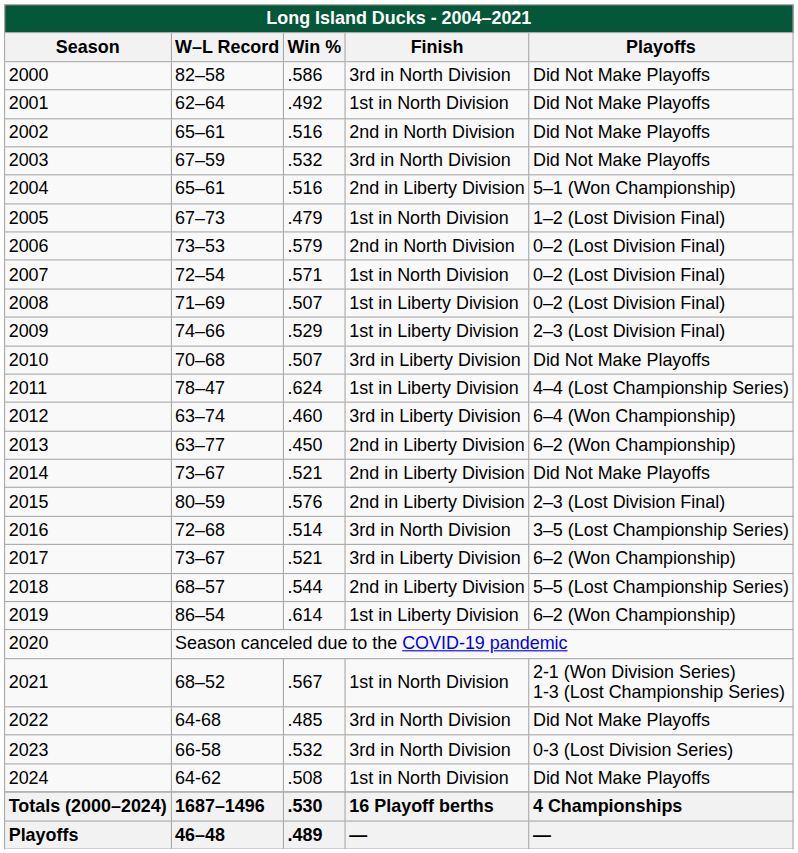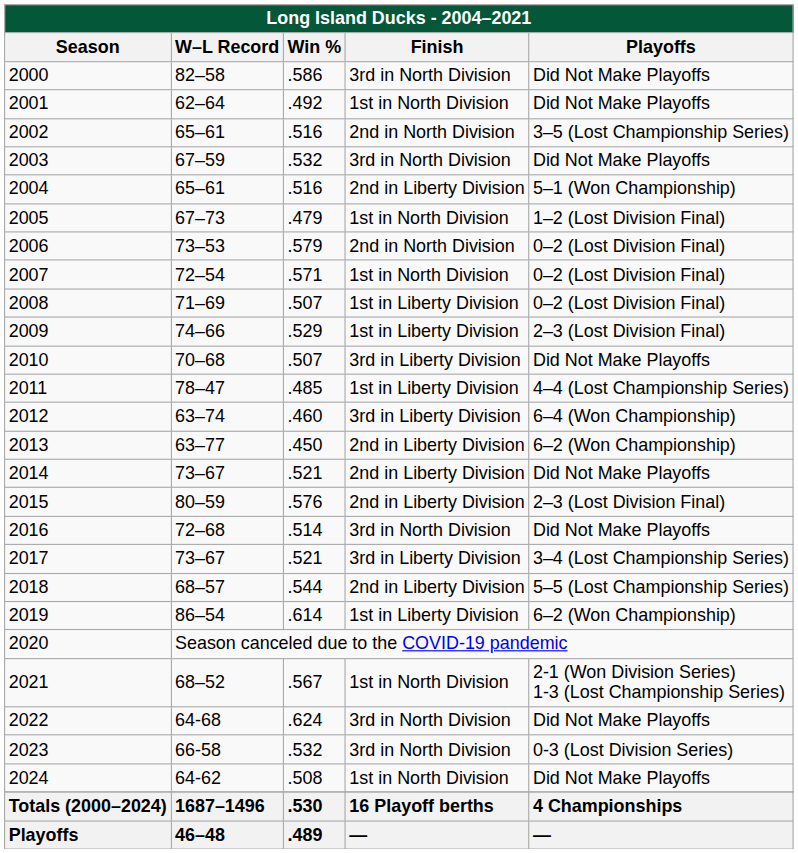(621, 132) Did Not Make Playoffs -> (661, 132) 3–5 (Lost Championship Series)
(305, 388) .624 -> (305, 388) .485
(661, 530) 3–5 (Lost Championship Series) -> (621, 530) Did Not Make Playoffs
(634, 558) 6–2 (Won Championship) -> (661, 558) 3–4 (Lost Championship Series)
(305, 720) .485 -> (305, 720) .624
